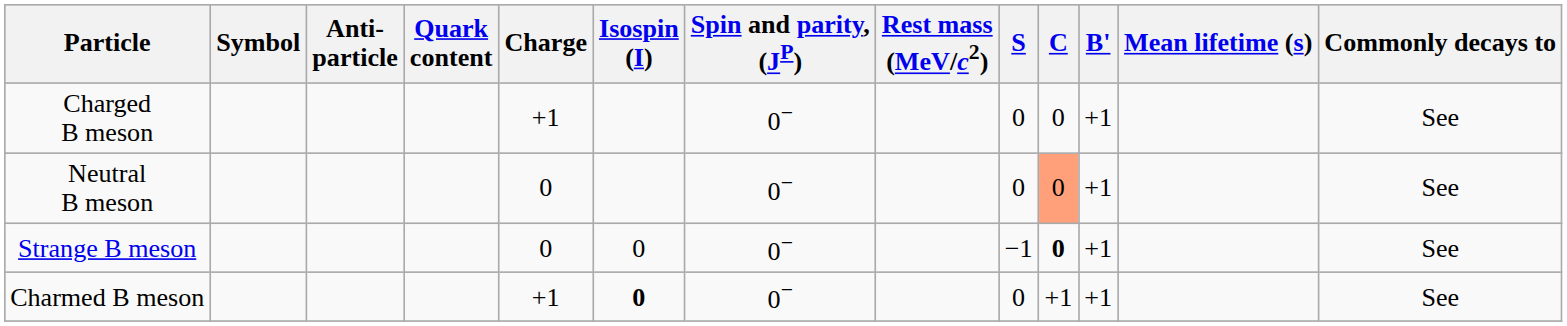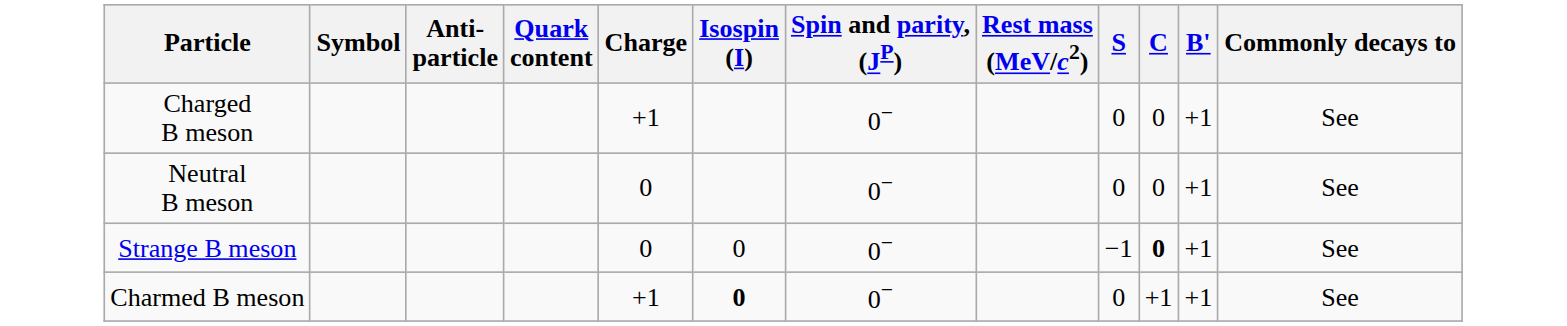- column: (1218, 43)
(1058, 188) lightsalmon background -> (1159, 188) no background
